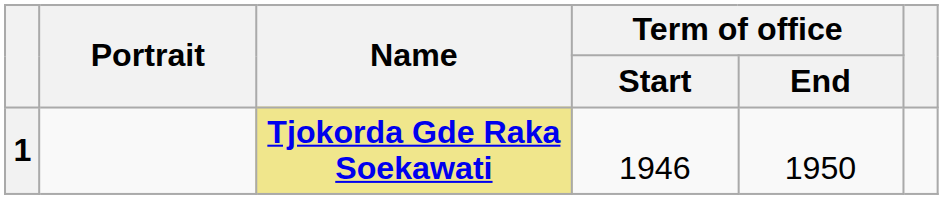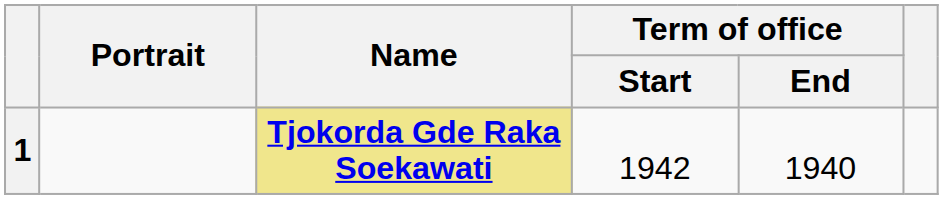(655, 168) 1946 -> (655, 168) 1942
(820, 168) 1950 -> (820, 168) 1940
